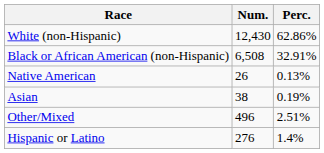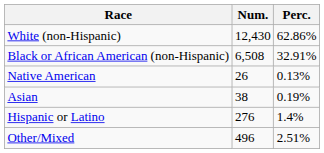rows swapped: (41, 117) <-> (56, 138)
